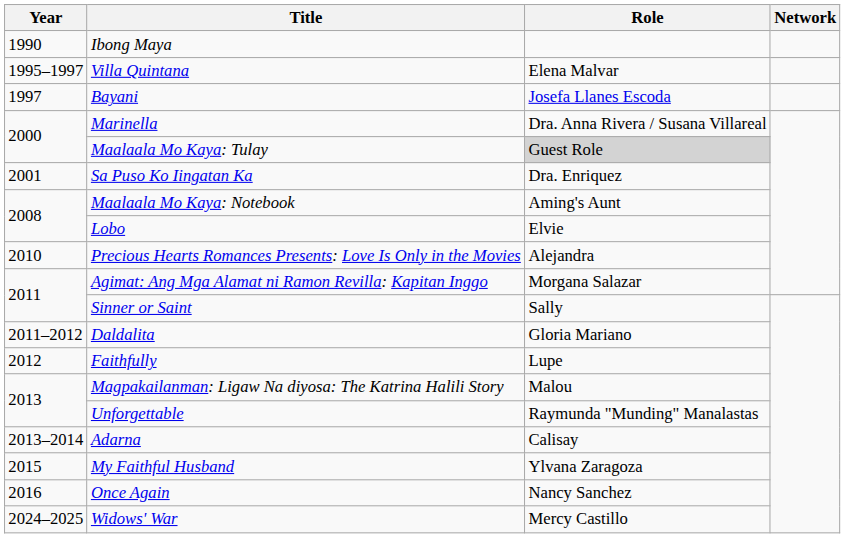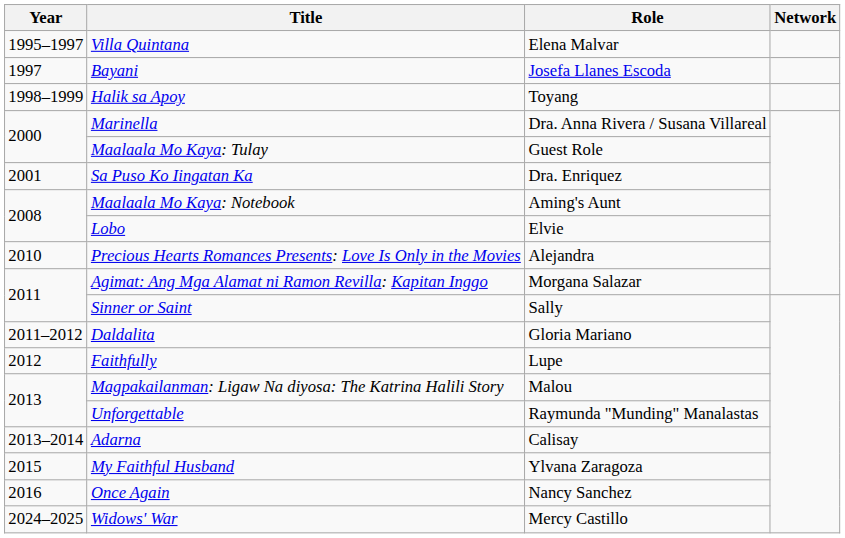- row: (131, 44)
+ row: (138, 96)
(566, 149) lightgrey background -> (566, 149) no background
